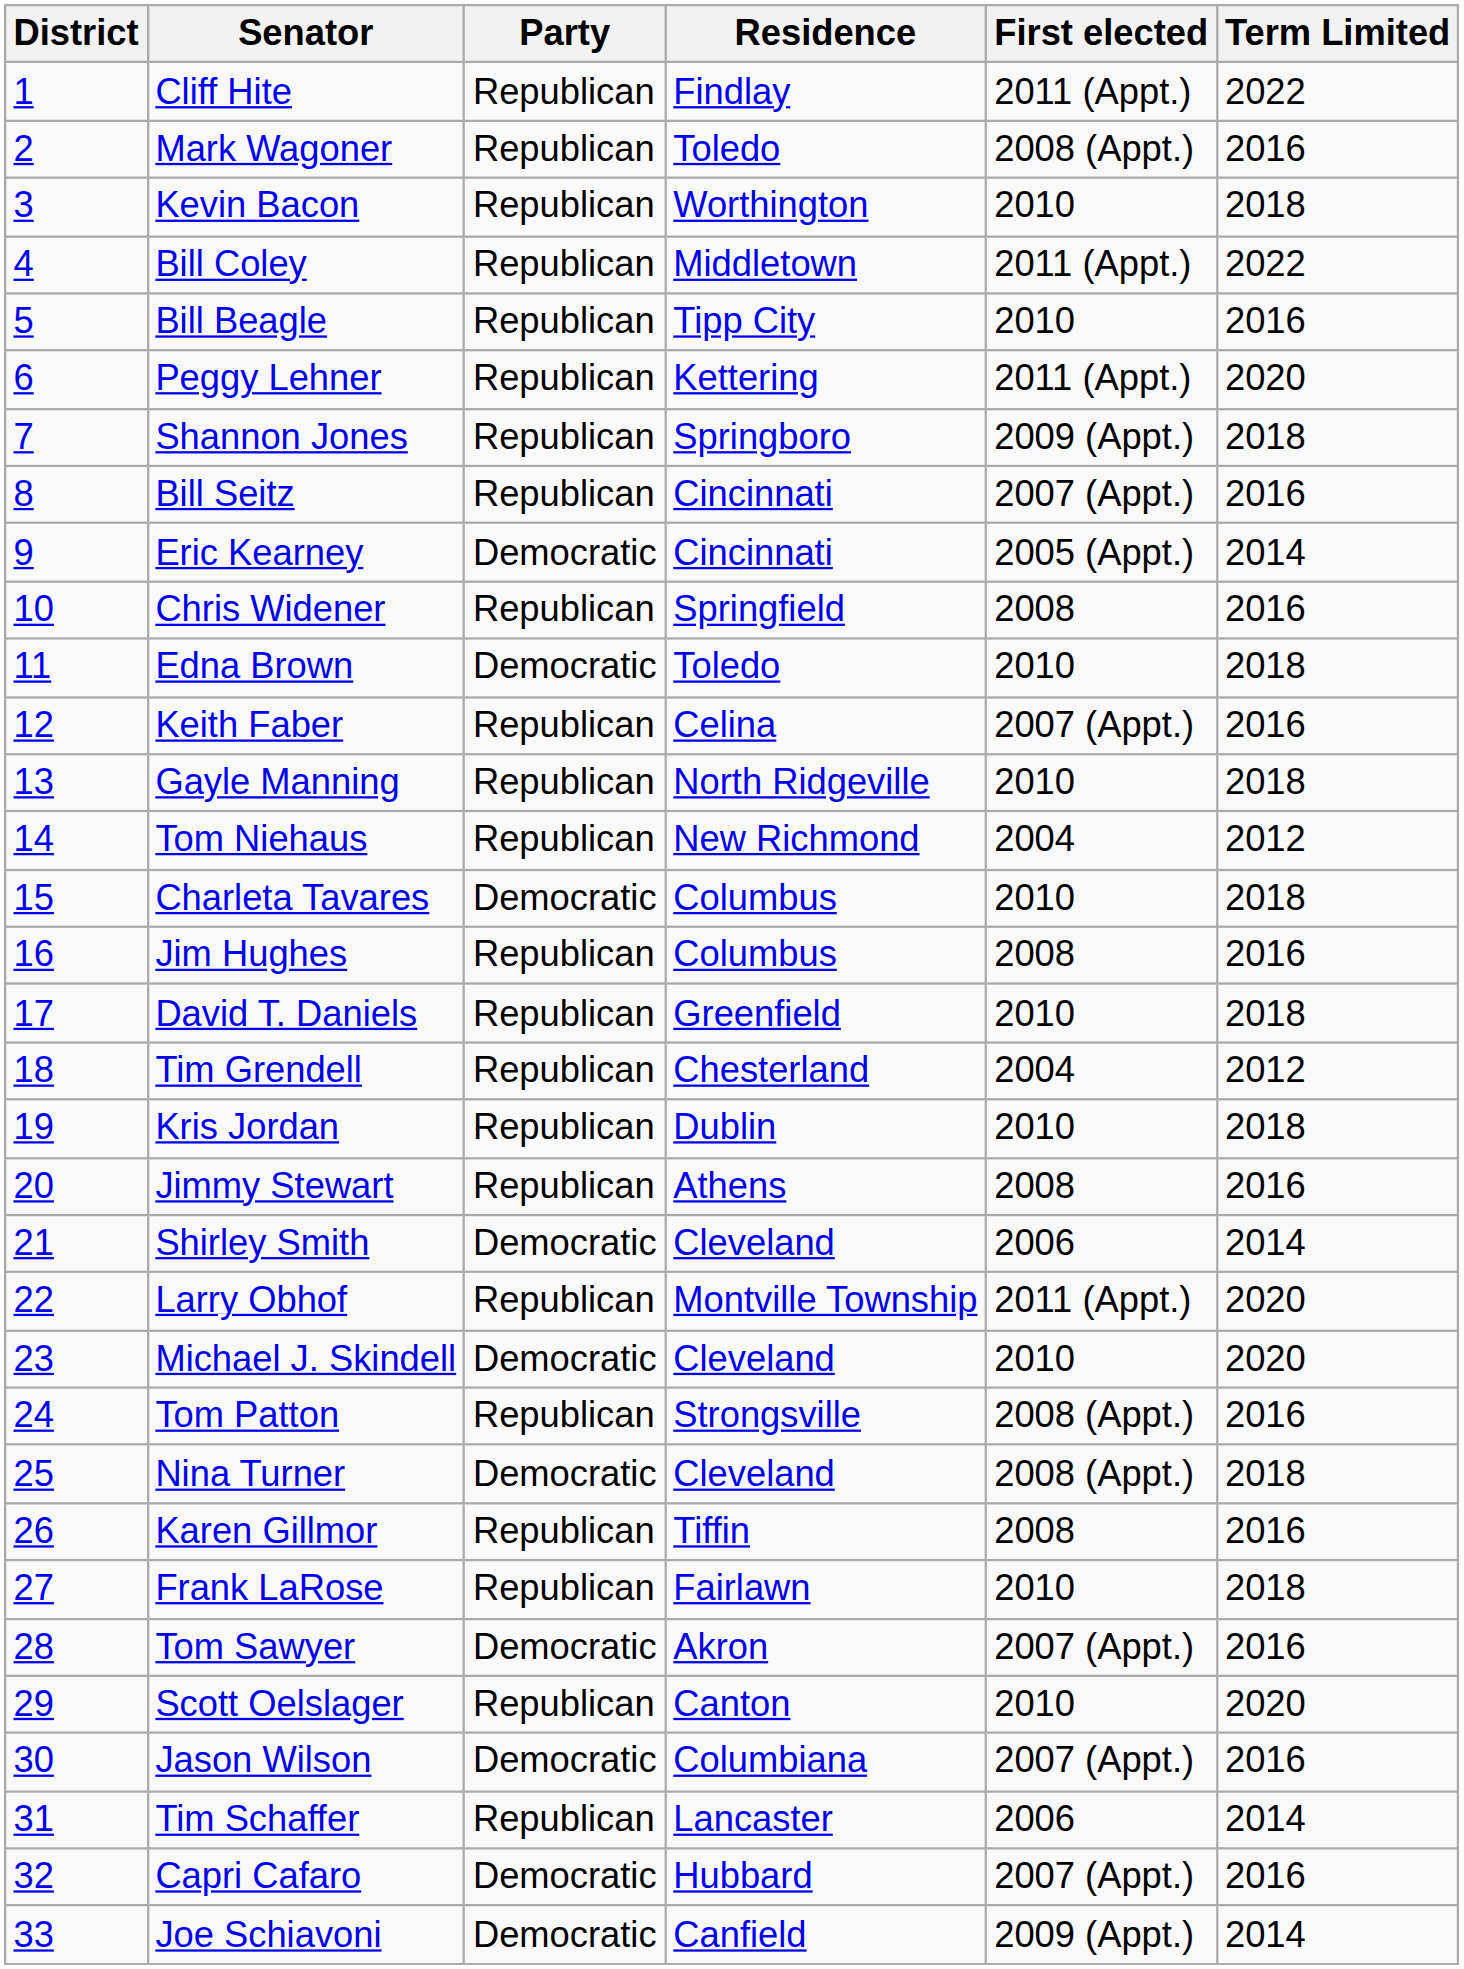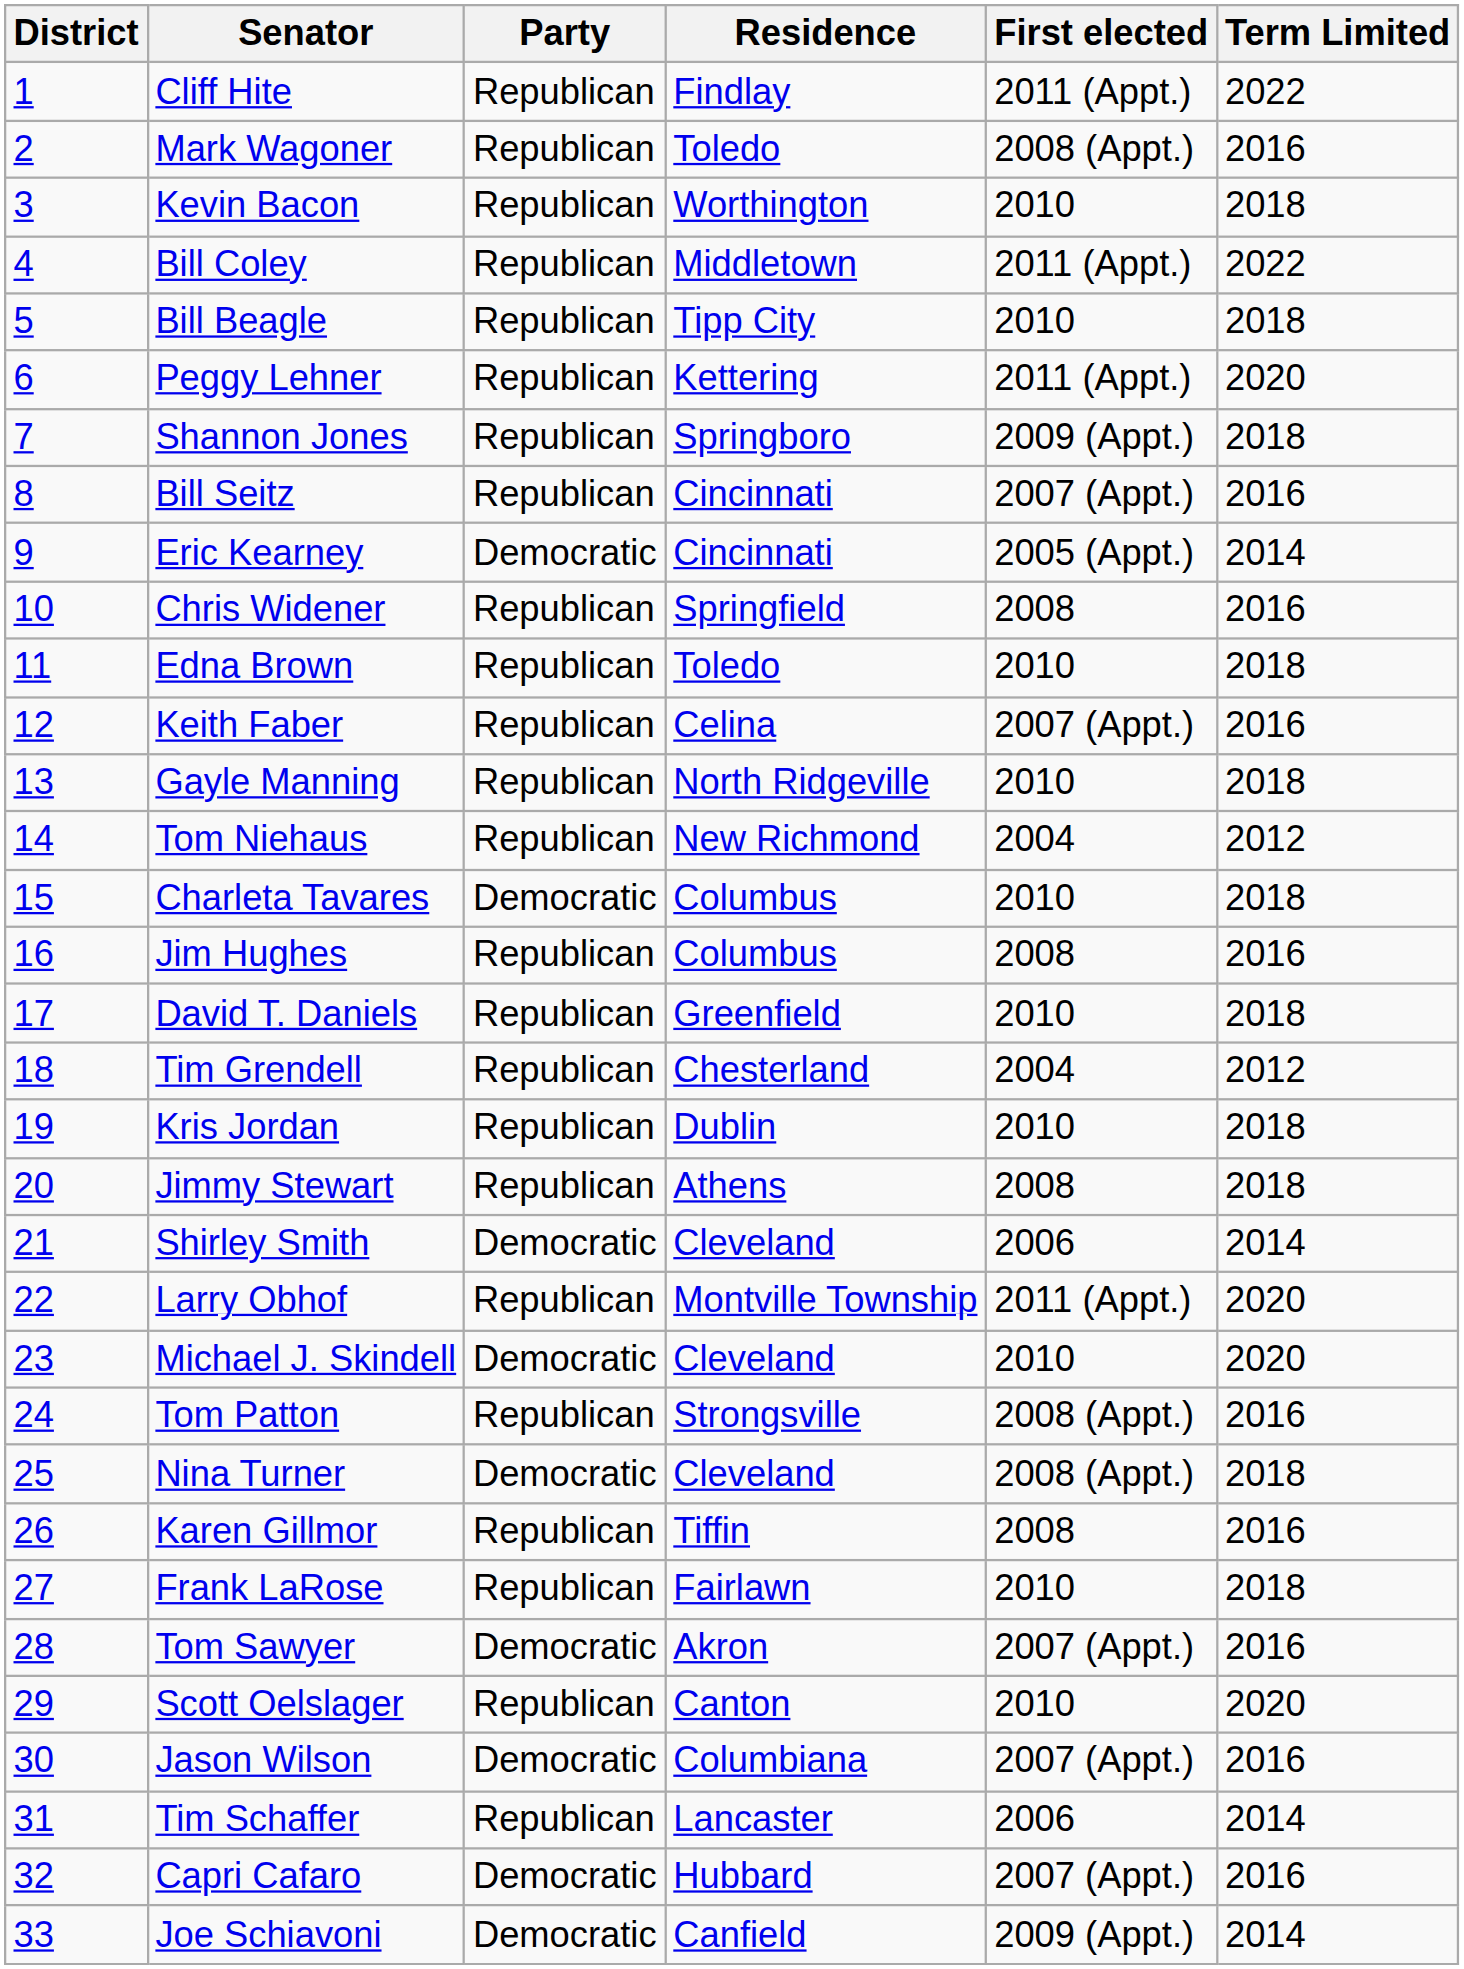(1265, 321) 2016 -> (1265, 321) 2018
(565, 666) Democratic -> (564, 666) Republican
(1265, 1185) 2016 -> (1265, 1185) 2018
